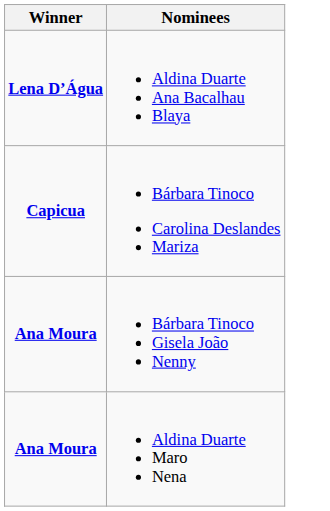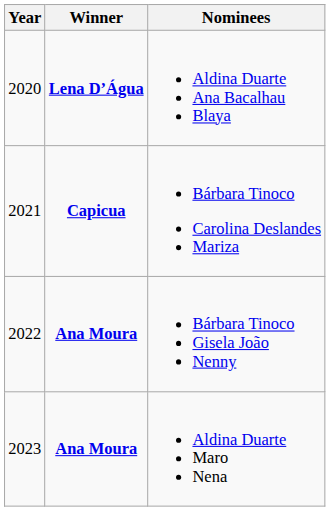+ column: (25, 17)
